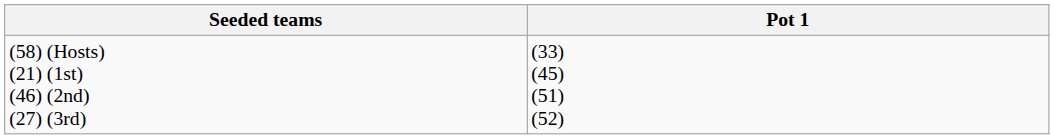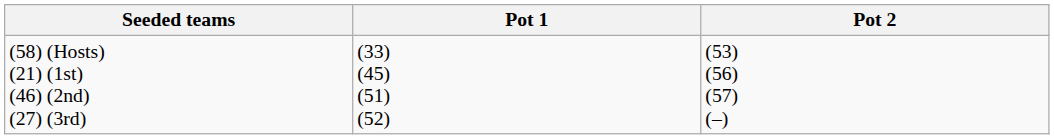+ column: (875, 20)
